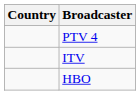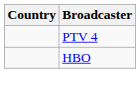- row: (73, 57)
